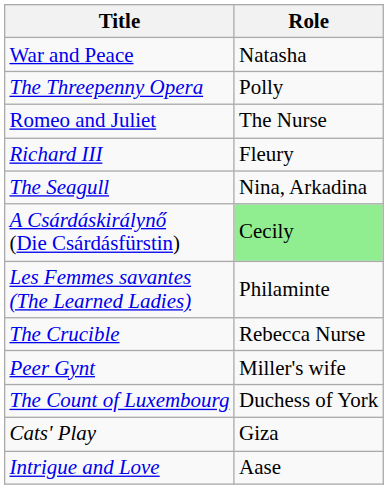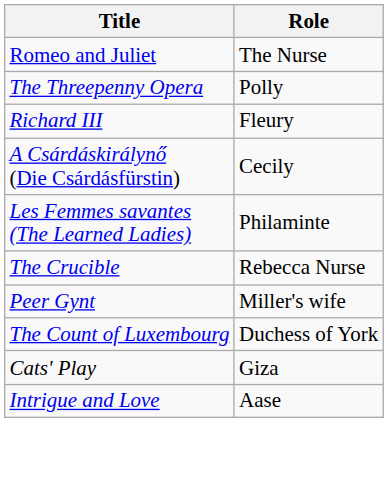- row: (71, 54)
rows swapped: (106, 87) <-> (83, 120)
- row: (59, 187)
(266, 232) lightgreen background -> (266, 165) no background
